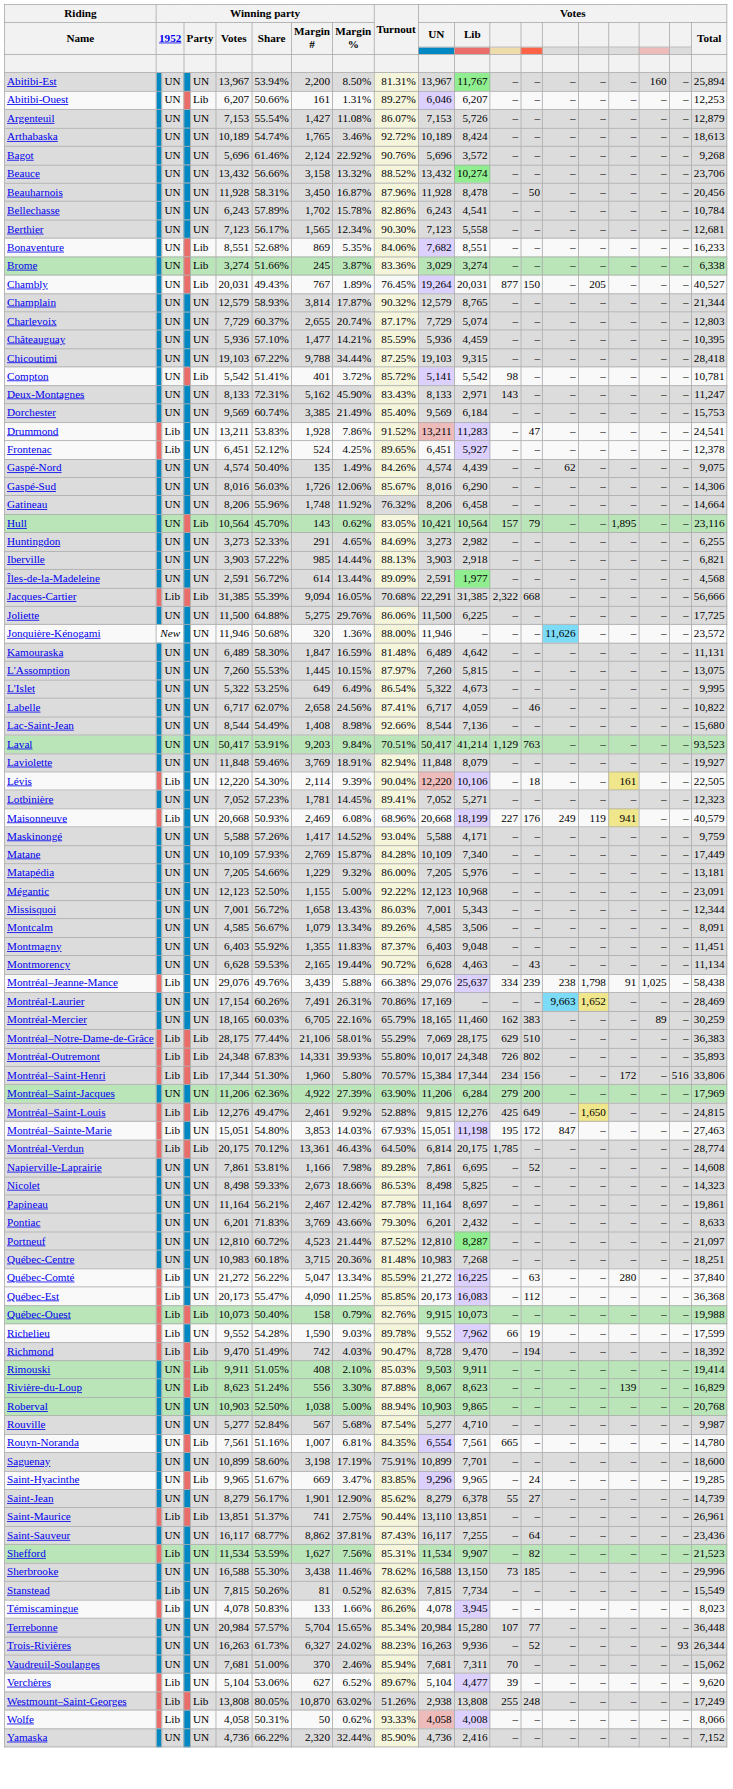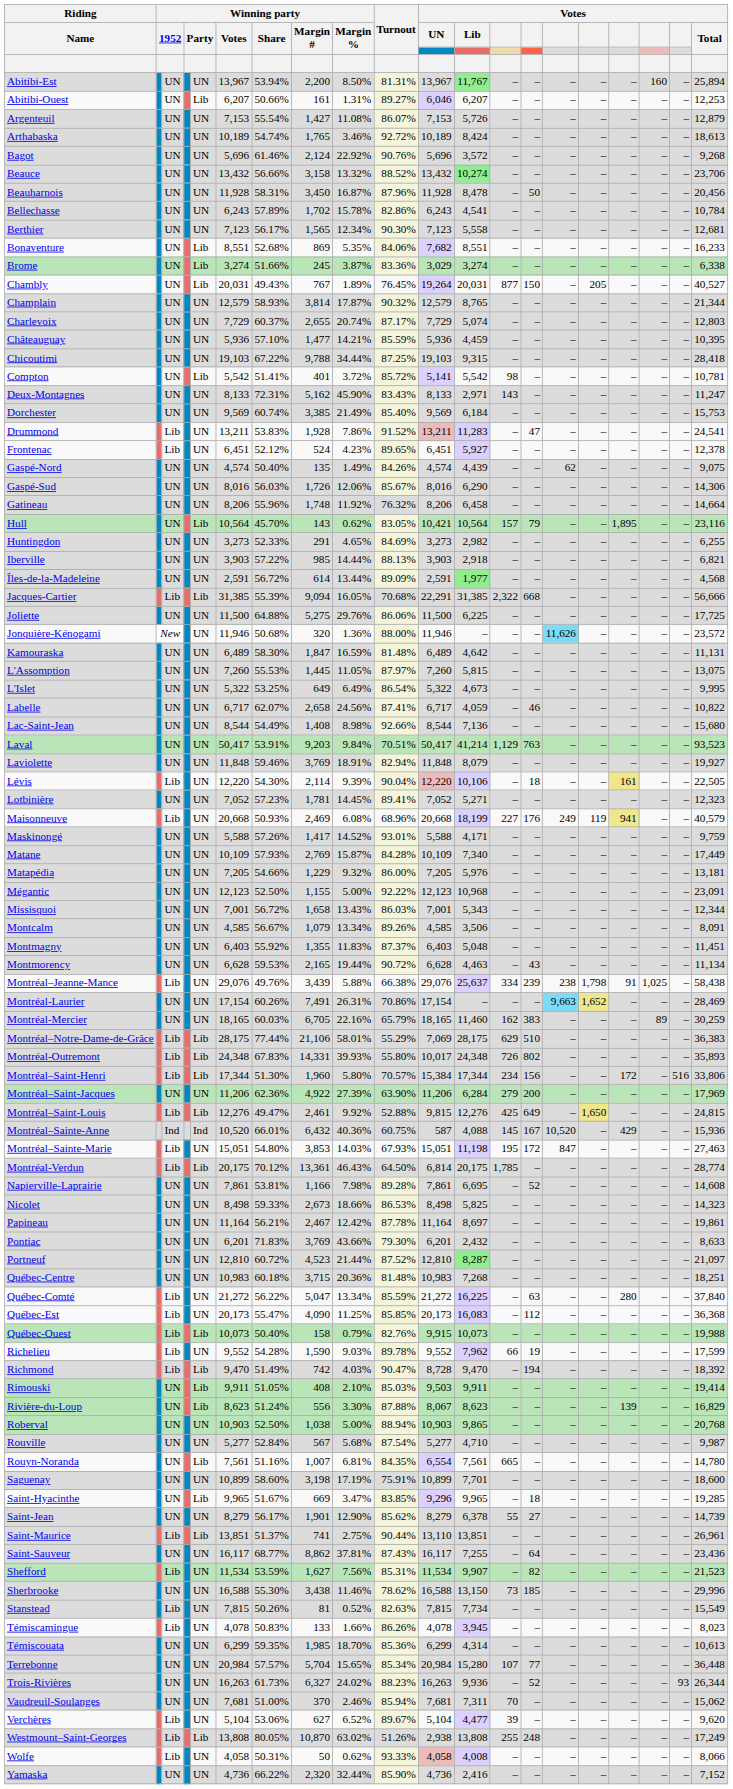(357, 449) 4.25% -> (357, 449) 4.23%
(354, 670) 10.15% -> (354, 670) 11.05%
(399, 835) 93.04% -> (399, 835) 93.01%
(475, 946) 9,048 -> (475, 946) 5,048
(436, 1001) 17,169 -> (436, 1001) 17,154
+ row: (58, 1130)
(534, 1479) 24 -> (534, 1498) 18
+ row: (36, 1645)
